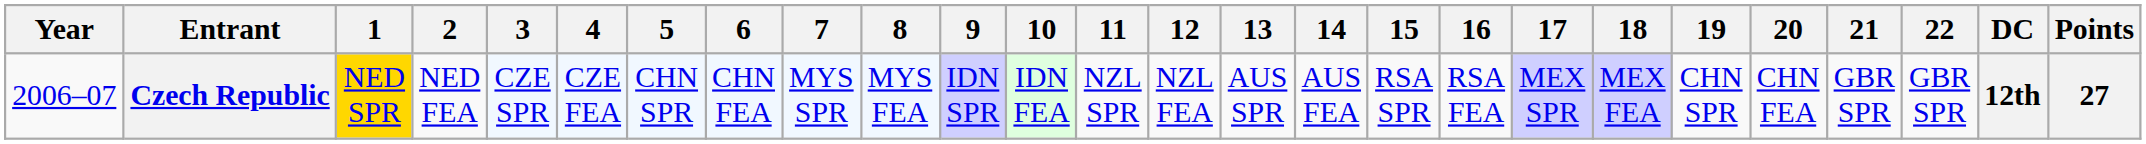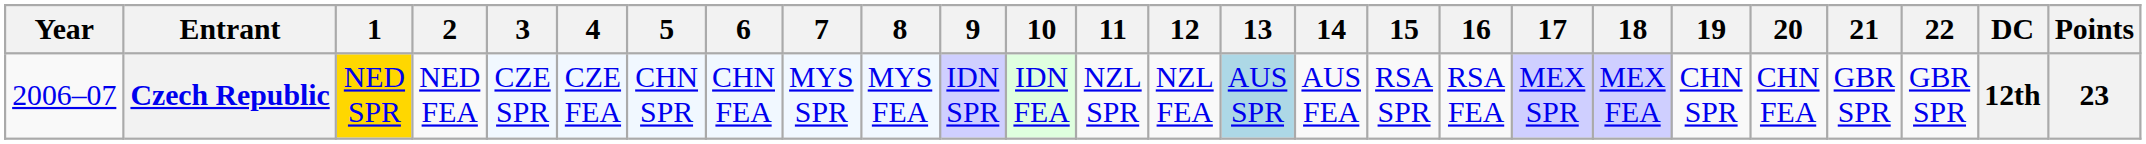(1258, 95) no background -> (1258, 95) lightblue background
(2094, 95) 27 -> (2094, 95) 23
